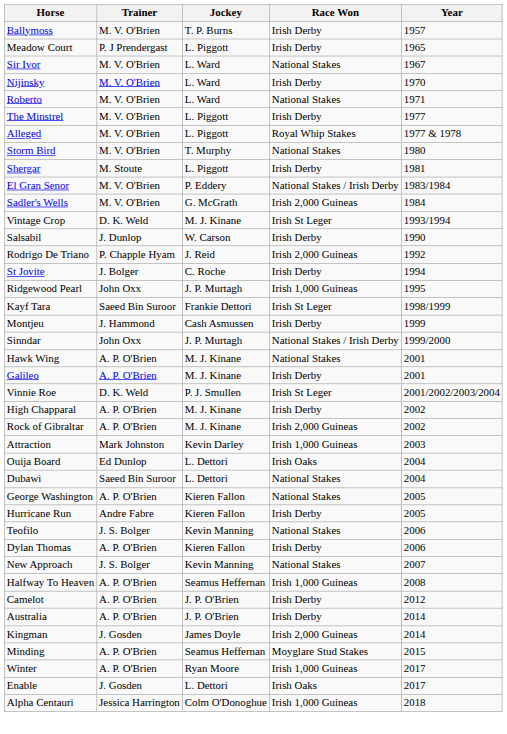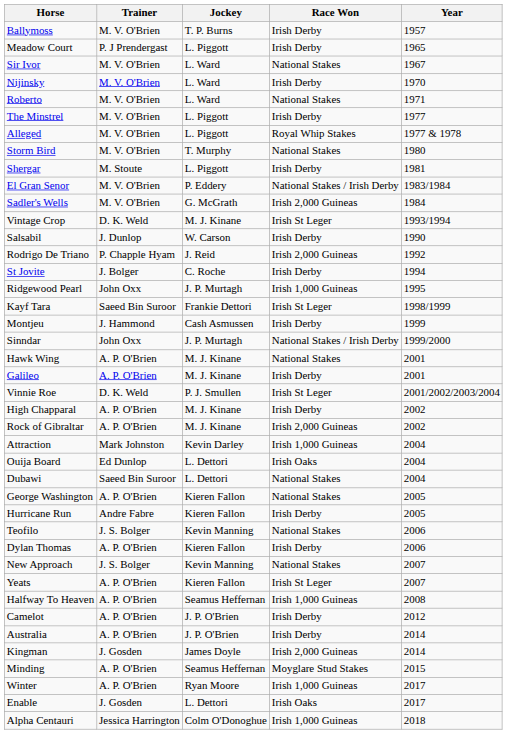(415, 444) 2003 -> (415, 444) 2004
+ row: (19, 582)
